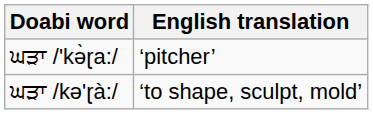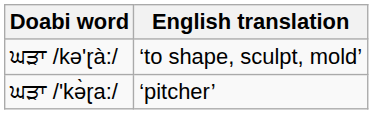rows swapped: (64, 56) <-> (64, 91)
